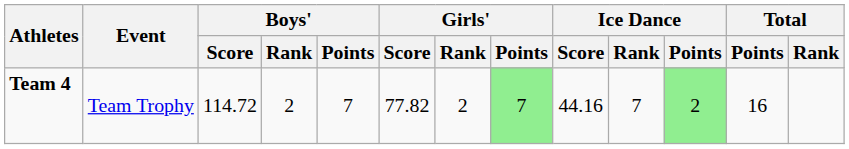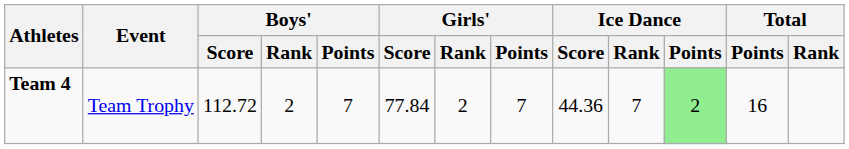(230, 105) 114.72 -> (230, 105) 112.72
(407, 105) 77.82 -> (407, 105) 77.84
(522, 105) lightgreen background -> (522, 105) no background
(581, 105) 44.16 -> (581, 105) 44.36
